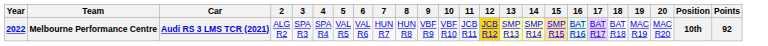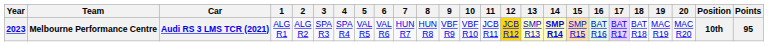+ column: (282, 11)
(16, 29) 2022 -> (16, 29) 2023
(534, 29) normal -> (555, 29) bold
(727, 29) 92 -> (748, 29) 95
